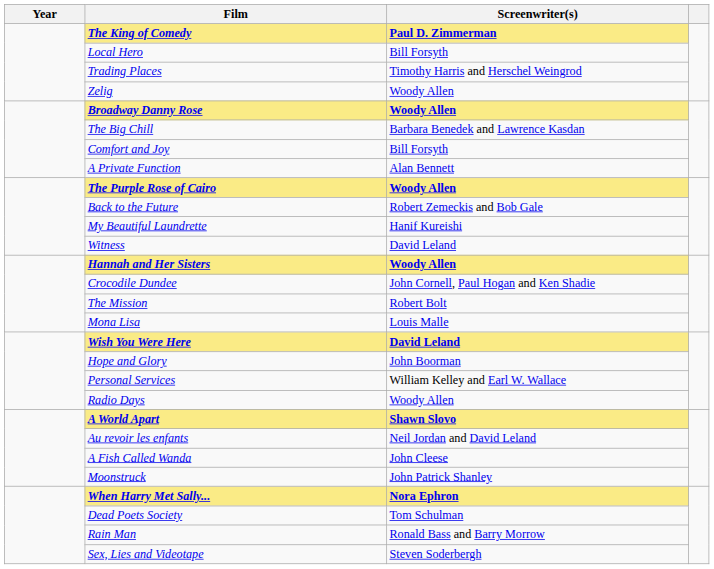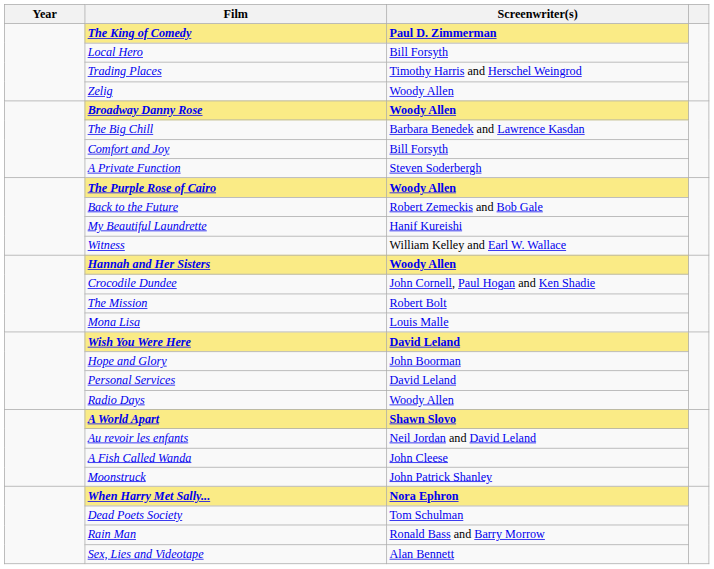(422, 168) Alan Bennett -> (435, 168) Steven Soderbergh
(423, 245) David Leland -> (478, 245) William Kelley and Earl W. Wallace
(478, 380) William Kelley and Earl W. Wallace -> (423, 380) David Leland
(435, 554) Steven Soderbergh -> (422, 554) Alan Bennett
